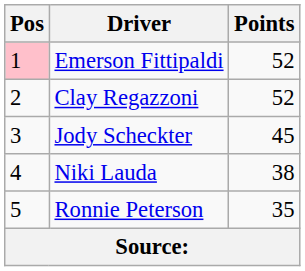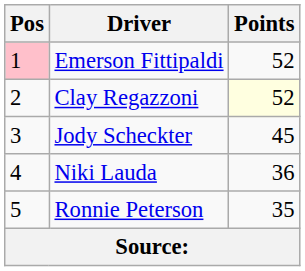(283, 98) no background -> (283, 98) lightyellow background
(283, 172) 38 -> (283, 172) 36
